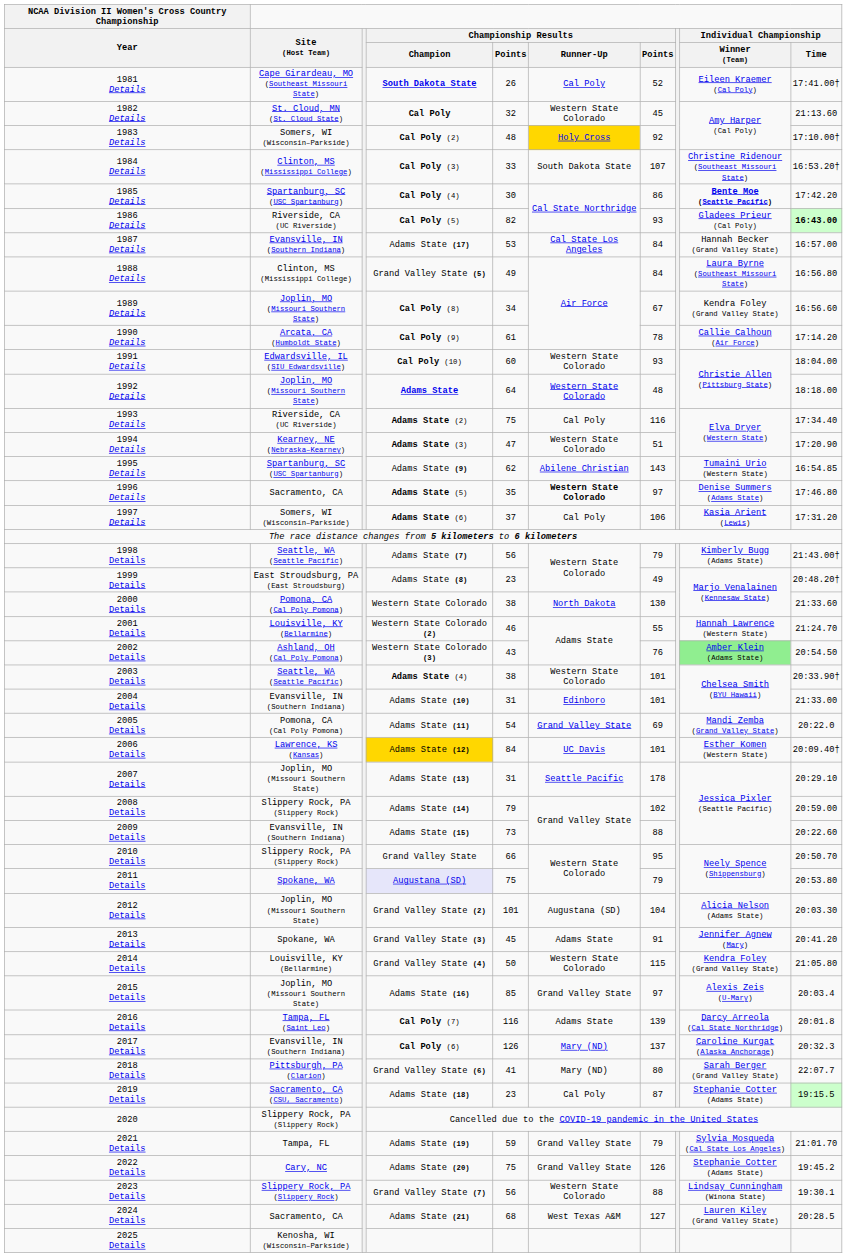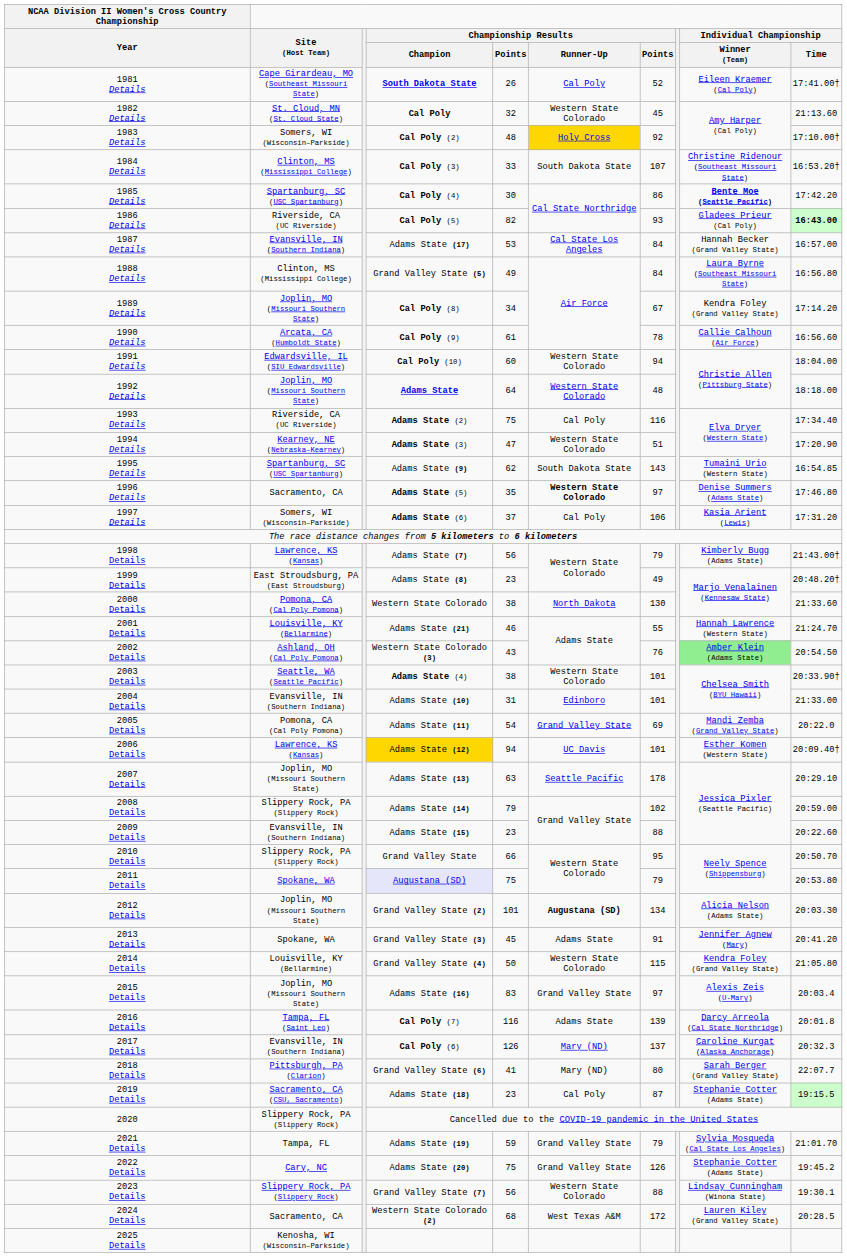(816, 308) 16:56.60 -> (816, 308) 17:14.20
(816, 338) 17:14.20 -> (816, 338) 16:56.60
(658, 362) 93 -> (658, 362) 94
(584, 469) Abilene Christian -> (584, 469) South Dakota State
(306, 555) Seattle, WA (Seattle Pacific) -> (306, 555) Lawrence, KS (Kansas)
(430, 629) Western State Colorado (2) -> (430, 629) Adams State (21)
(511, 750) 84 -> (511, 750) 94
(511, 779) 31 -> (511, 779) 63
(511, 833) 73 -> (511, 833) 23
(584, 910) normal -> (584, 910) bold
(658, 910) 104 -> (658, 910) 134
(511, 993) 85 -> (511, 993) 83
(430, 1216) Adams State (21) -> (430, 1216) Western State Colorado (2)
(658, 1216) 127 -> (658, 1216) 172
